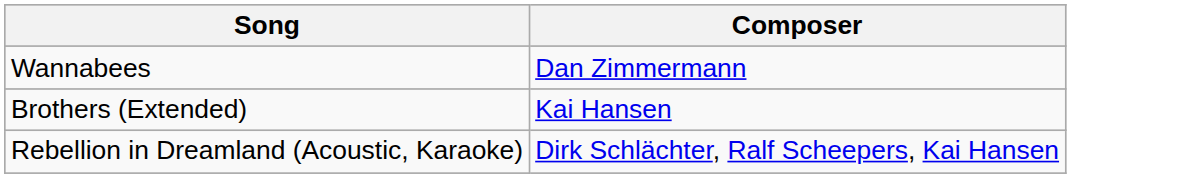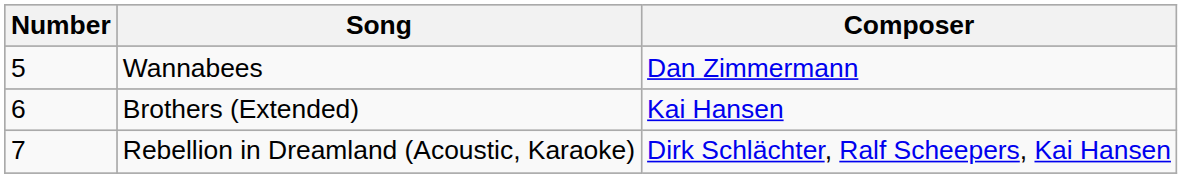+ column: (61, 25)
